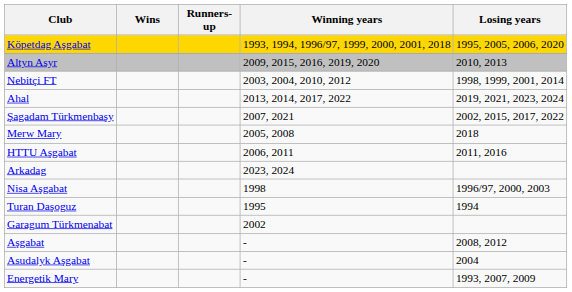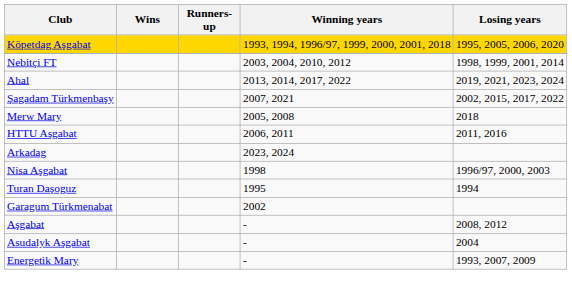- row: (32, 62)
